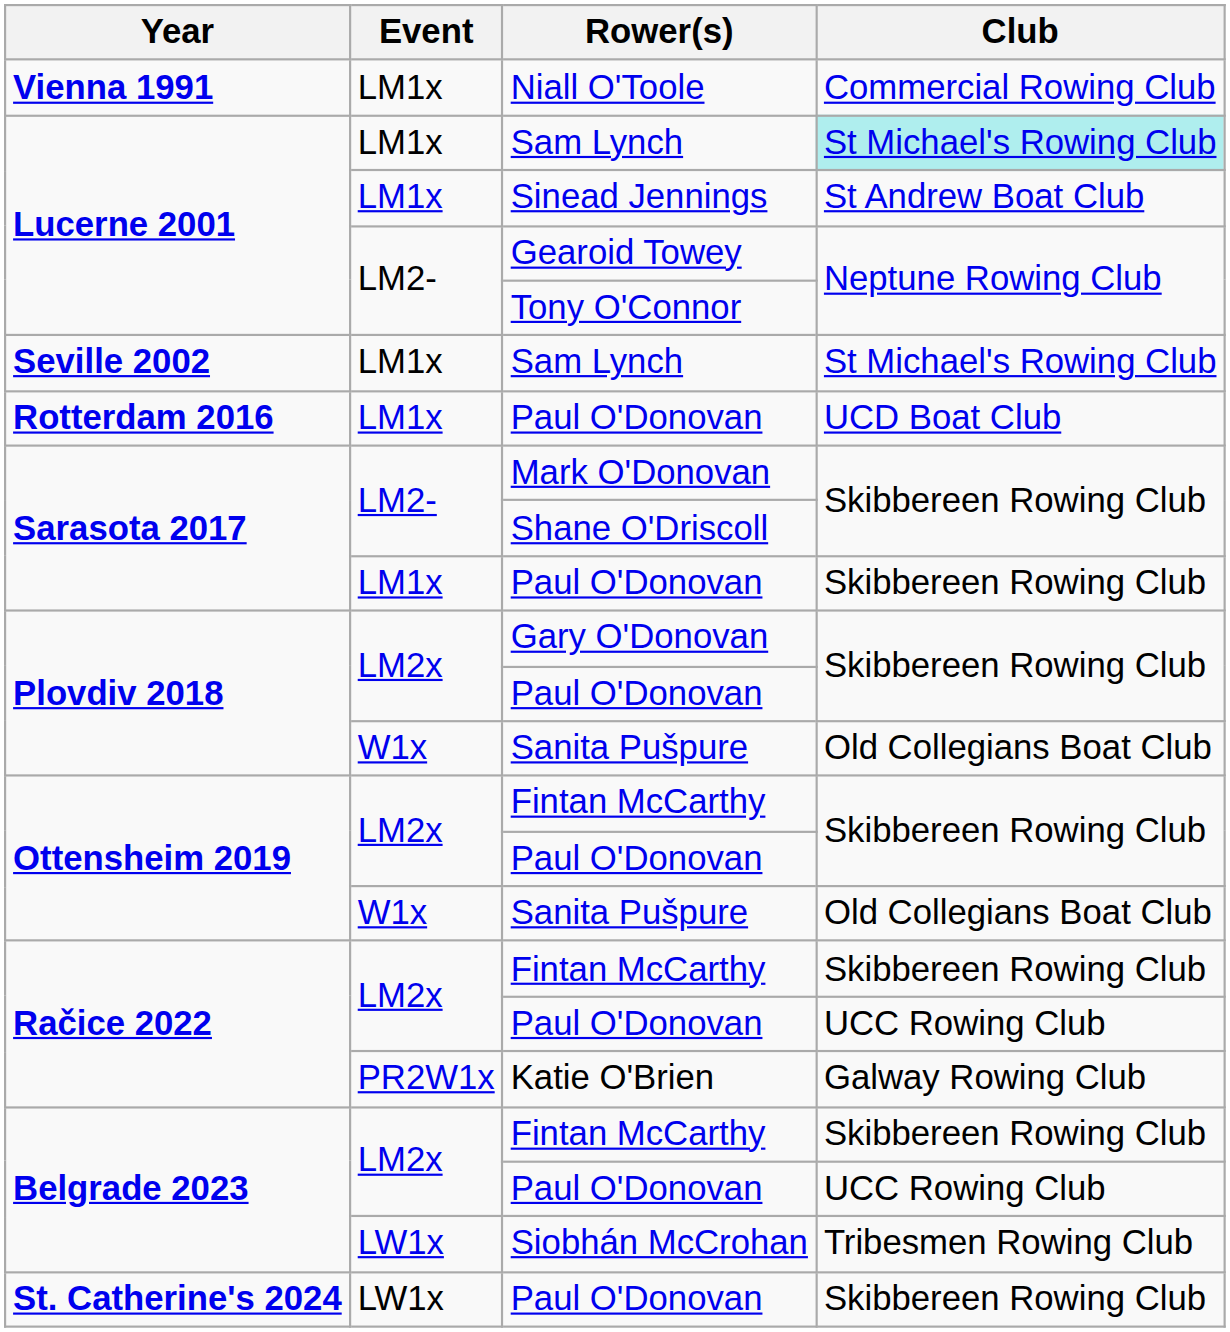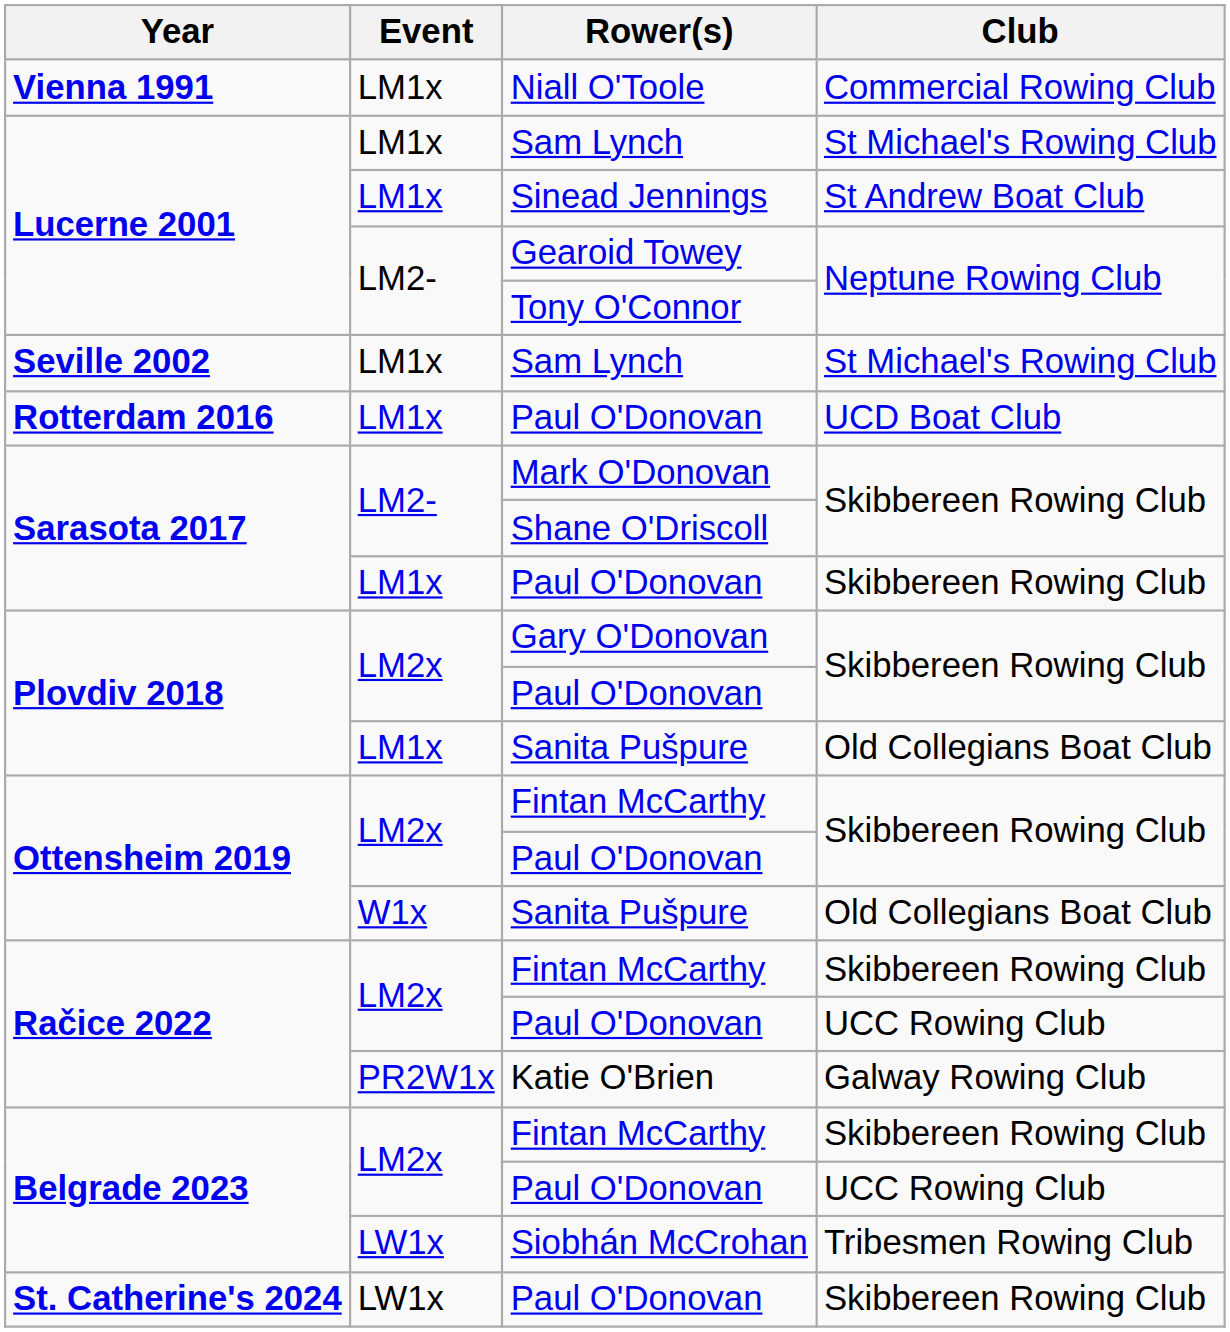(1020, 142) paleturquoise background -> (1020, 142) no background
(392, 747) W1x -> (400, 747) LM1x
